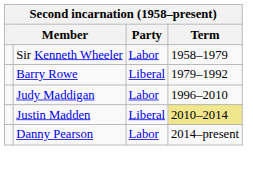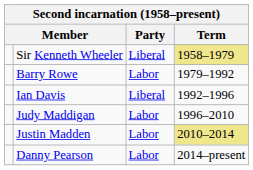(144, 54) Labor -> (150, 54) Liberal
(199, 54) no background -> (206, 54) khaki background
(147, 74) Liberal -> (144, 74) Labor
+ row: (41, 94)
(147, 114) Liberal -> (144, 134) Labor
